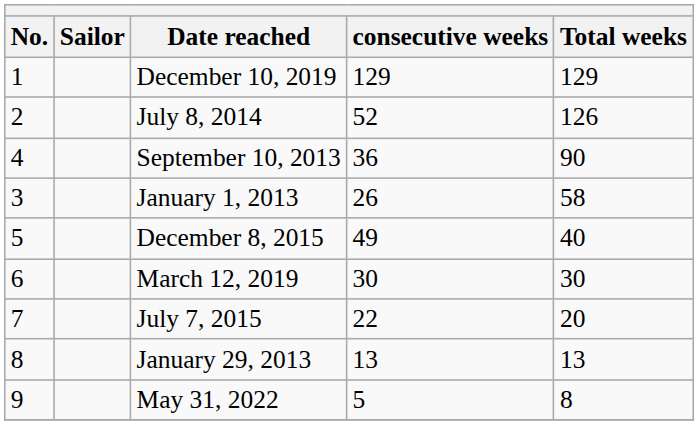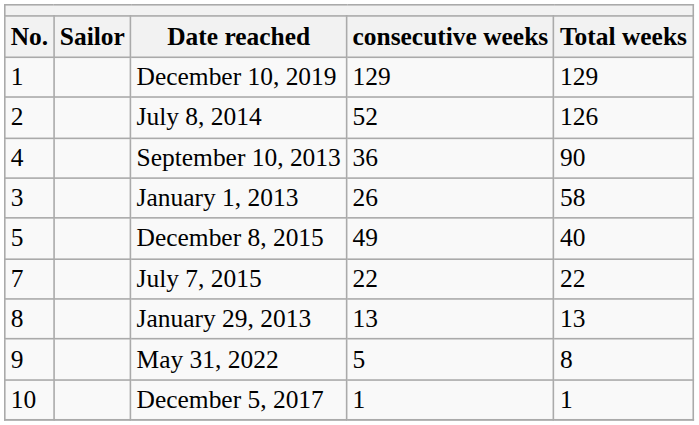- row: (217, 278)
(573, 318) 20 -> (573, 278) 22
+ row: (230, 399)
